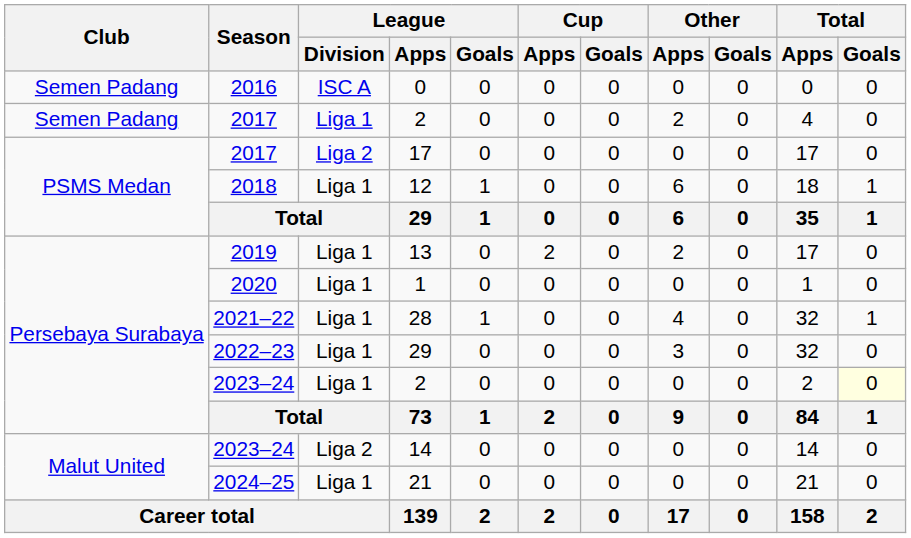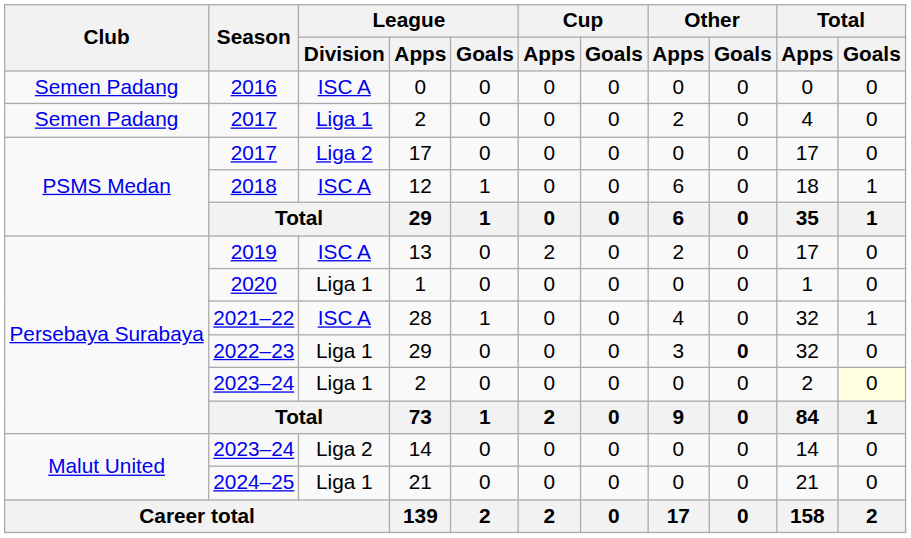(344, 185) Liga 1 -> (344, 185) ISC A
(344, 251) Liga 1 -> (344, 251) ISC A
(344, 317) Liga 1 -> (344, 317) ISC A
(743, 350) normal -> (743, 350) bold
